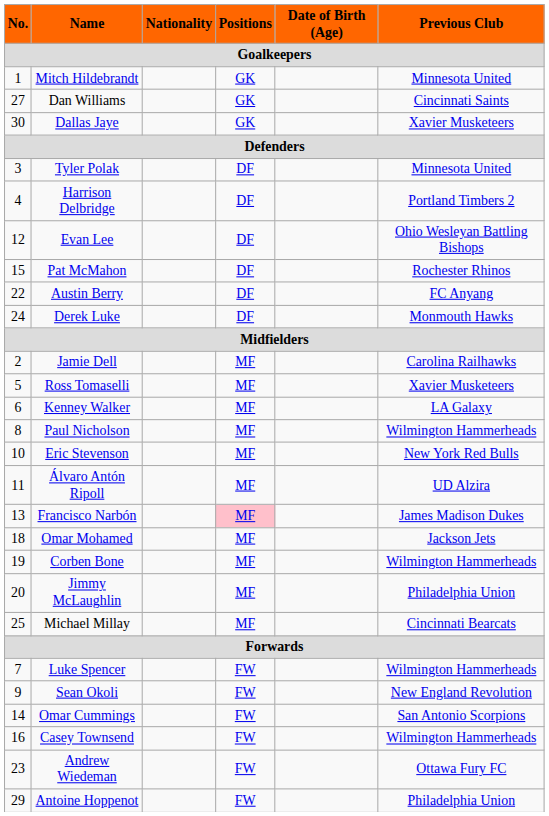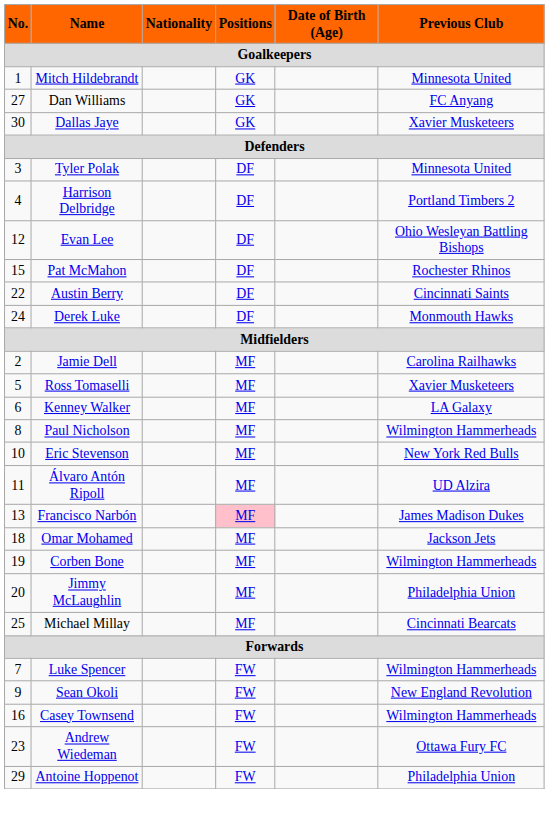(461, 100) Cincinnati Saints -> (461, 100) FC Anyang
(461, 293) FC Anyang -> (461, 293) Cincinnati Saints
- row: (87, 715)
